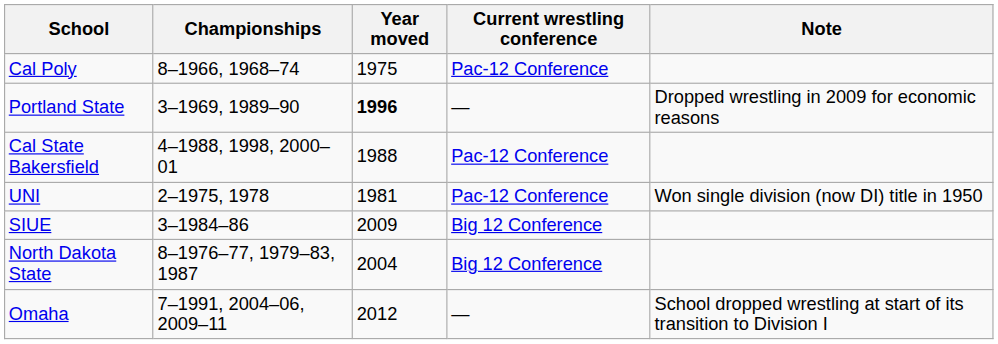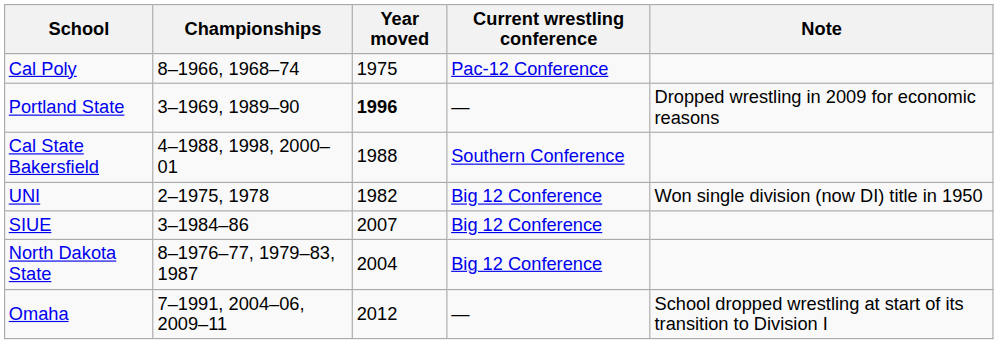(530, 157) Pac-12 Conference -> (538, 157) Southern Conference
(377, 196) 1981 -> (377, 196) 1982
(530, 196) Pac-12 Conference -> (527, 196) Big 12 Conference
(377, 225) 2009 -> (377, 225) 2007
